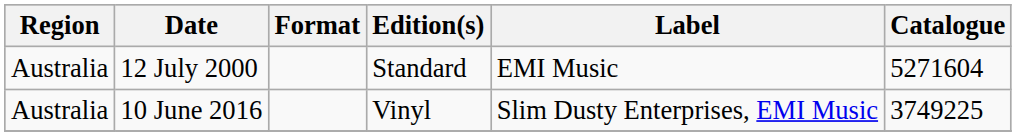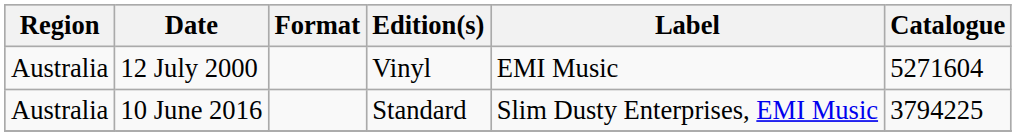(419, 67) Standard -> (402, 67) Vinyl
(402, 109) Vinyl -> (419, 109) Standard
(937, 109) 3749225 -> (937, 109) 3794225
